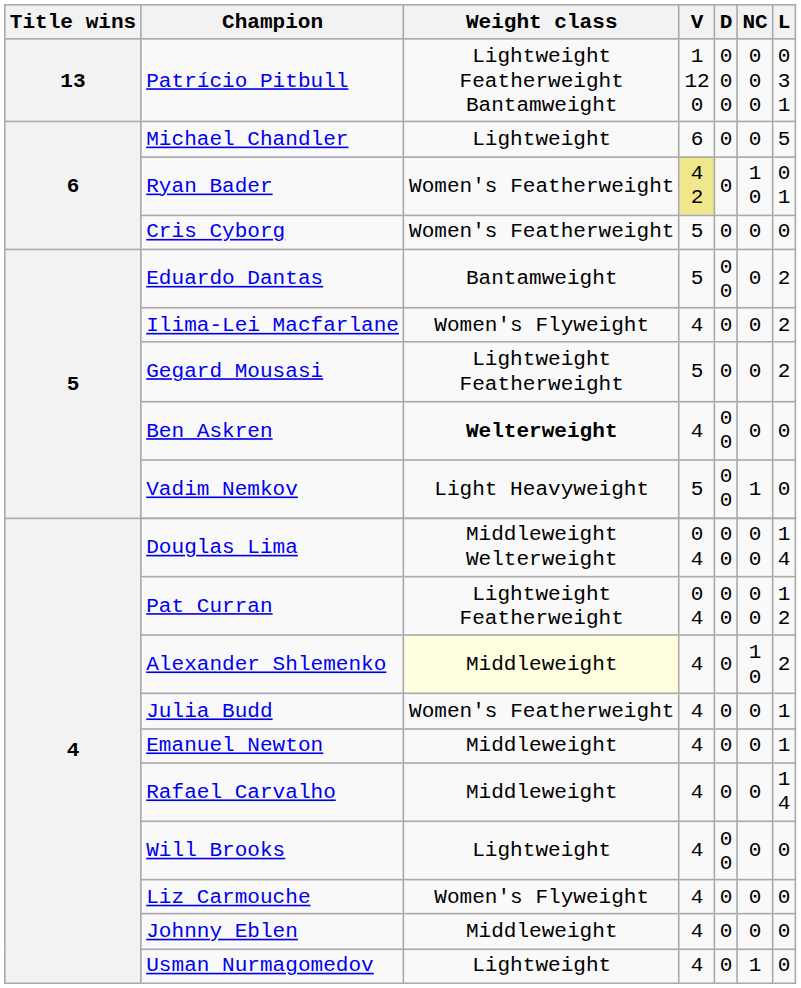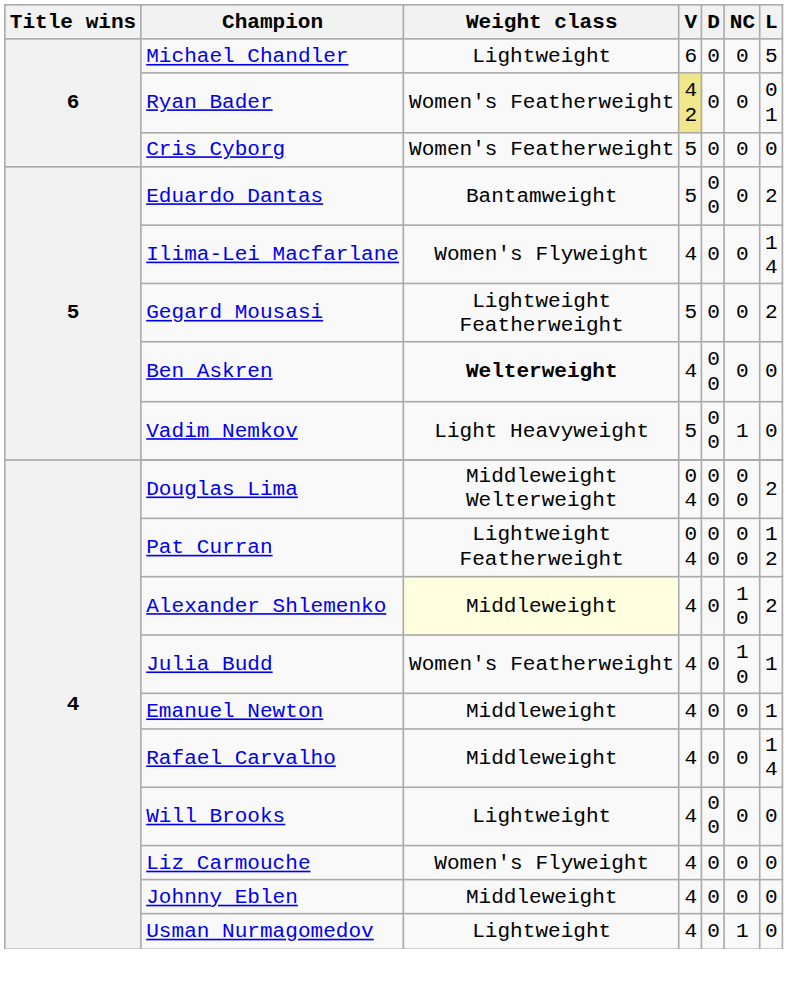- row: (247, 81)
(755, 186) 1 0 -> (742, 103) 0
(784, 325) 2 -> (771, 254) 1 4
(784, 547) 1 4 -> (771, 489) 2
(755, 711) 0 -> (742, 665) 1 0
